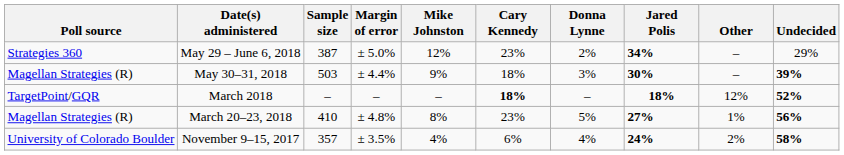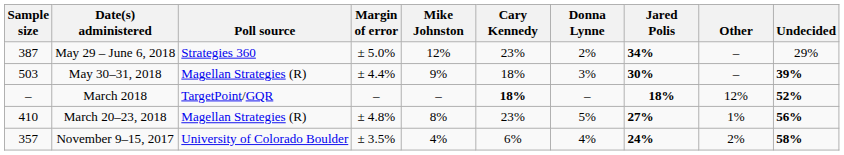columns swapped: (91, 31) <-> (328, 23)
